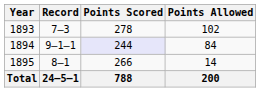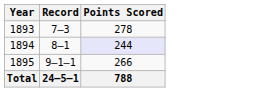- column: (211, 13)
(60, 46) 9–1–1 -> (60, 46) 8–1
(60, 62) 8–1 -> (60, 62) 9–1–1
